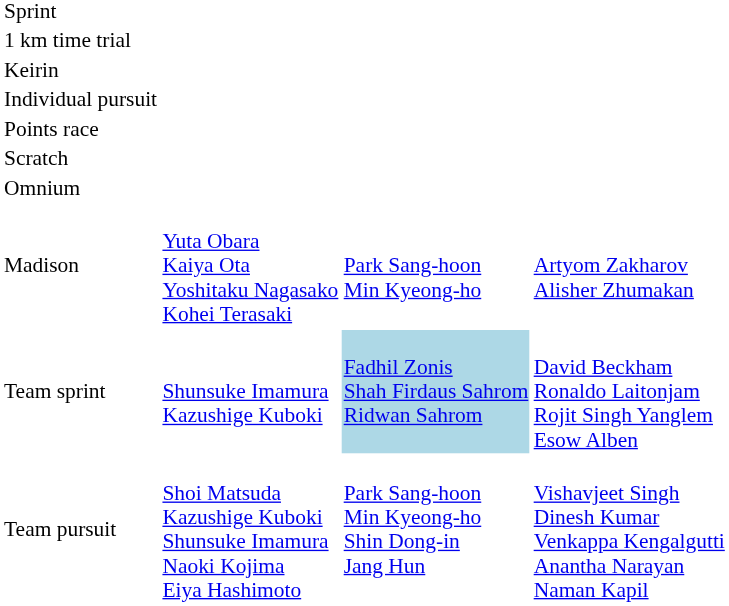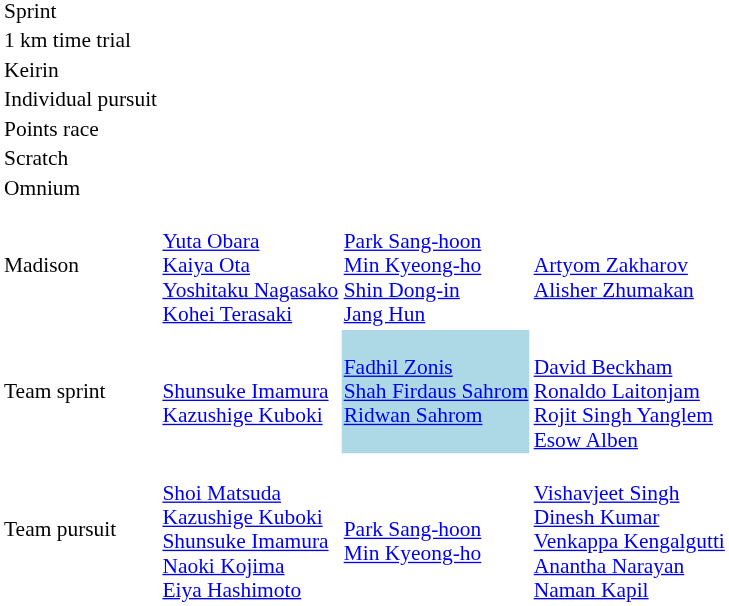(412, 277) Park Sang-hoon Min Kyeong-ho -> (412, 277) Park Sang-hoon Min Kyeong-ho Shin Dong-in Jang Hun
(412, 529) Park Sang-hoon Min Kyeong-ho Shin Dong-in Jang Hun -> (412, 541) Park Sang-hoon Min Kyeong-ho
